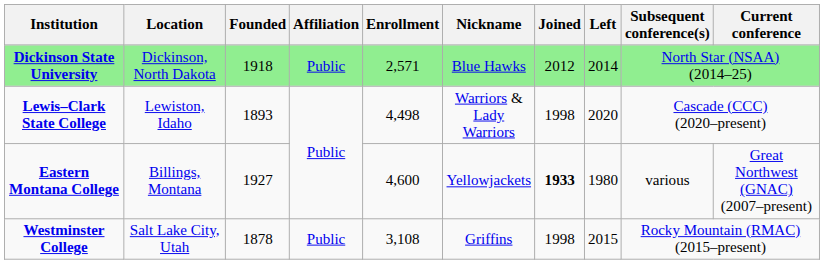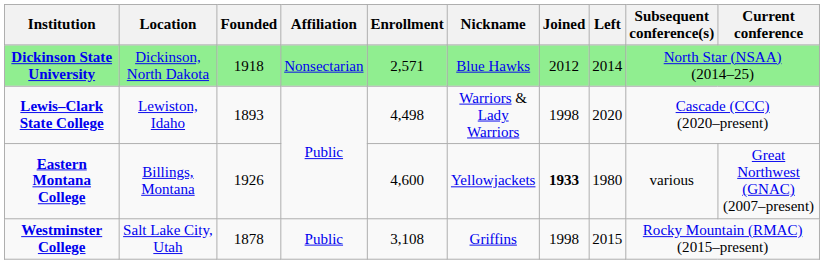(326, 65) Public -> (324, 65) Nonsectarian
(258, 181) 1927 -> (249, 181) 1926
